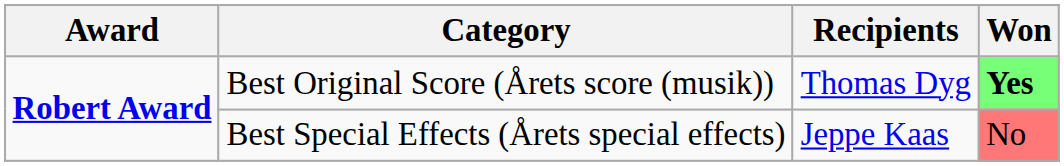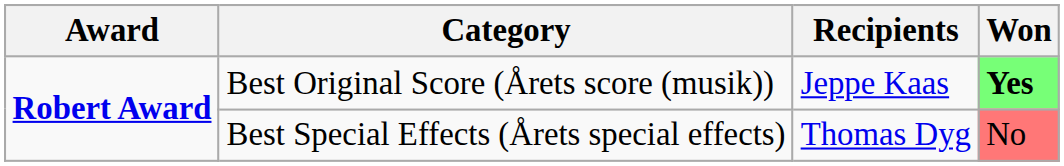(886, 82) Thomas Dyg -> (875, 82) Jeppe Kaas
(875, 134) Jeppe Kaas -> (886, 134) Thomas Dyg
